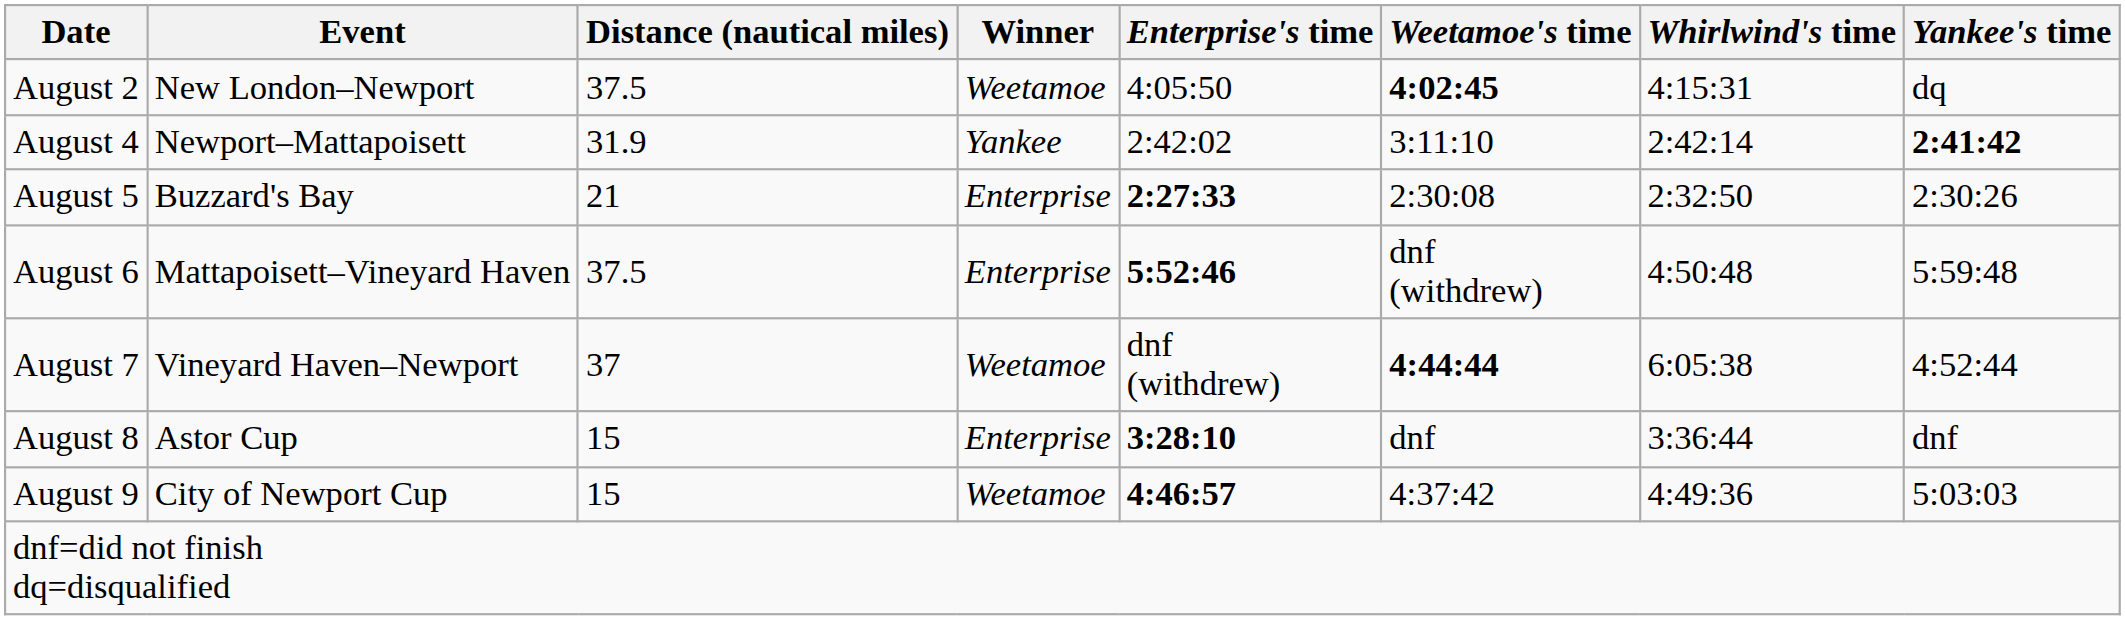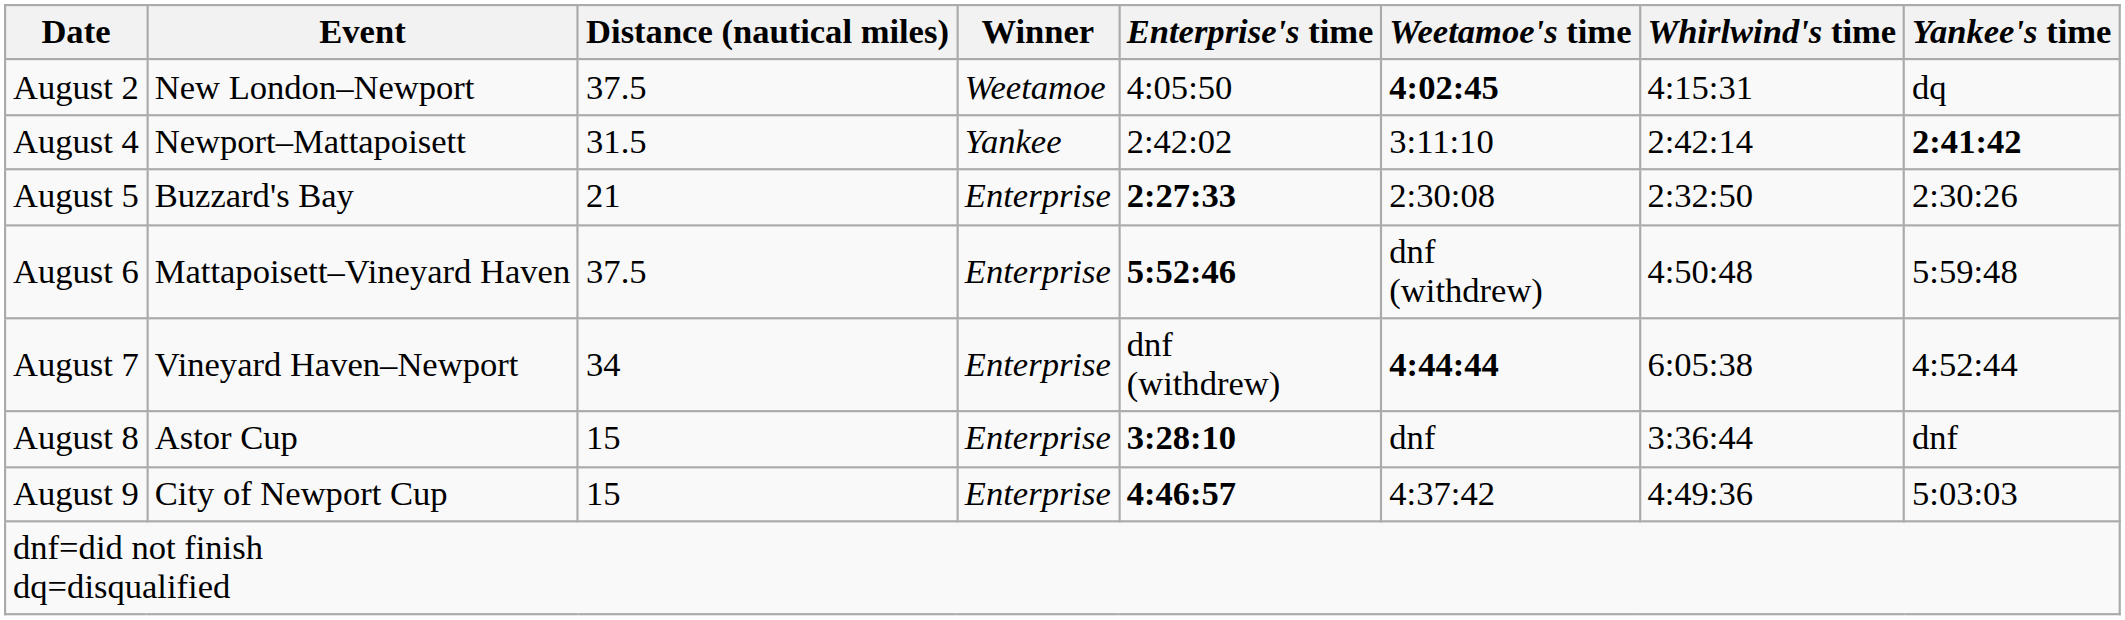(616, 141) 31.9 -> (616, 141) 31.5
(603, 364) 37 -> (603, 364) 34
(1035, 364) Weetamoe -> (1038, 364) Enterprise
(1035, 493) Weetamoe -> (1038, 493) Enterprise
